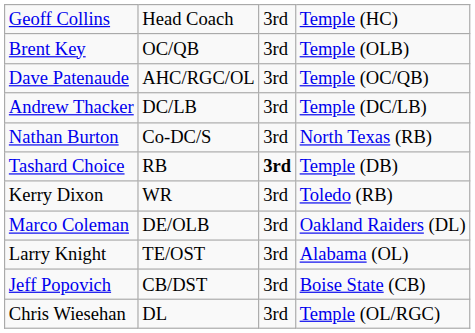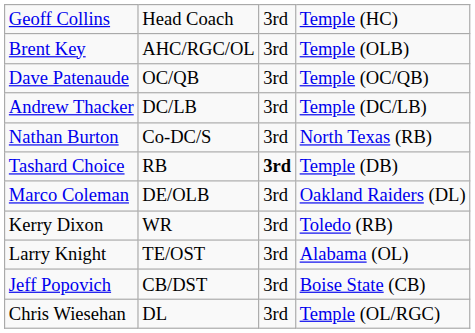(171, 48) OC/QB -> (198, 48) AHC/RGC/OL
(198, 78) AHC/RGC/OL -> (171, 78) OC/QB
rows swapped: (69, 225) <-> (56, 195)
